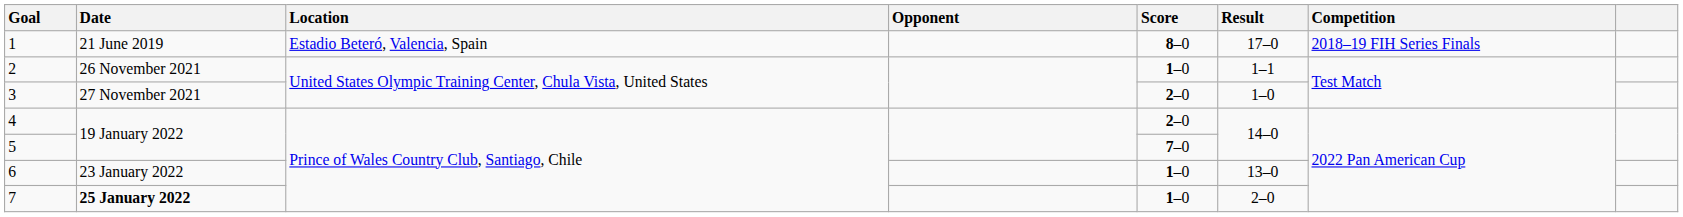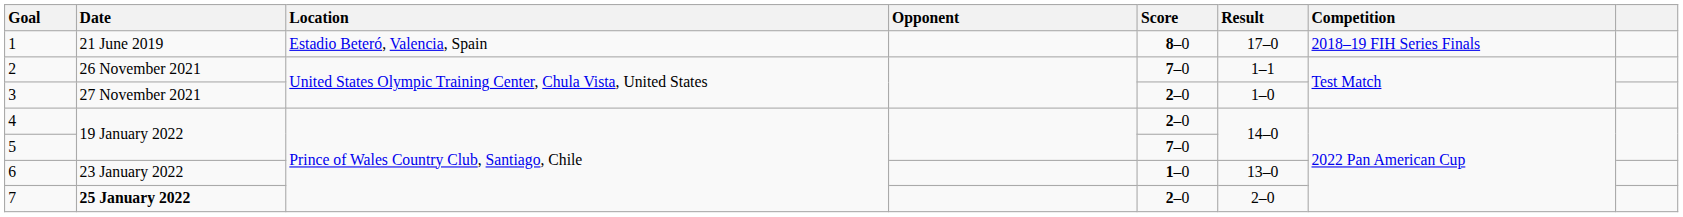(1177, 69) 1–0 -> (1177, 69) 7–0
(1177, 199) 1–0 -> (1177, 199) 2–0
